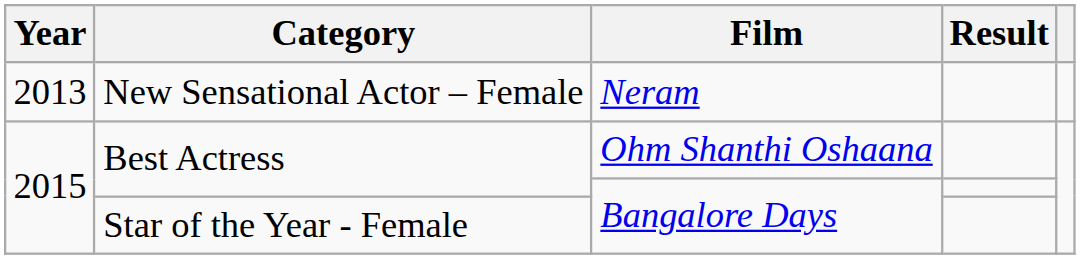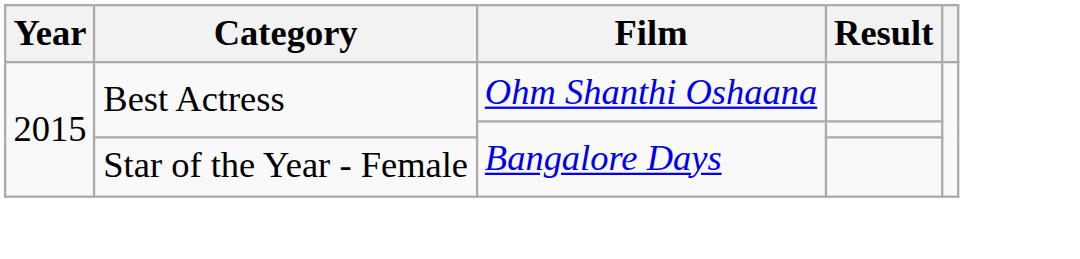- row: (343, 91)
